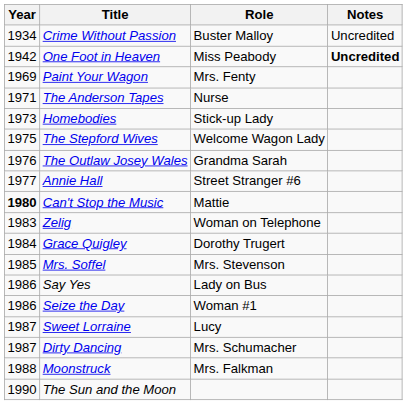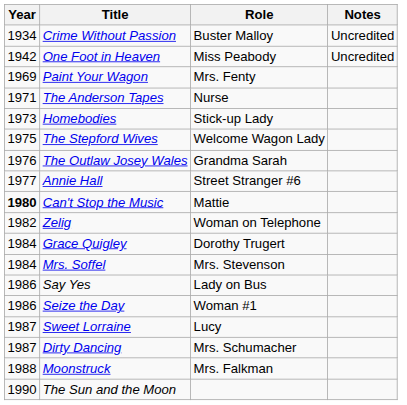(365, 56) bold -> (363, 56) normal
(22, 222) 1983 -> (22, 222) 1982
(22, 264) 1985 -> (22, 264) 1984
